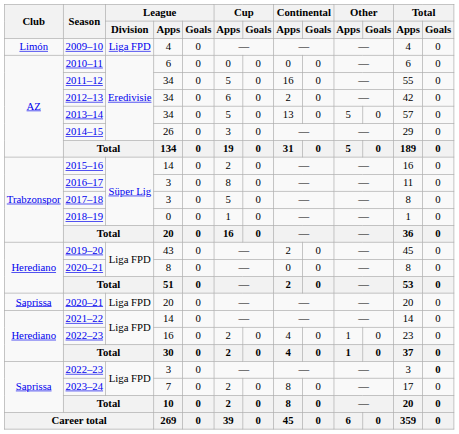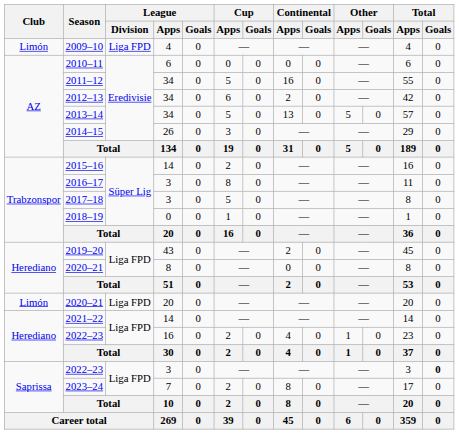(34, 302) Saprissa -> (34, 302) Limón
